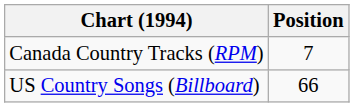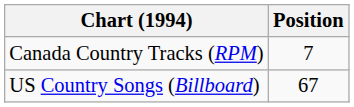(308, 85) 66 -> (308, 85) 67
